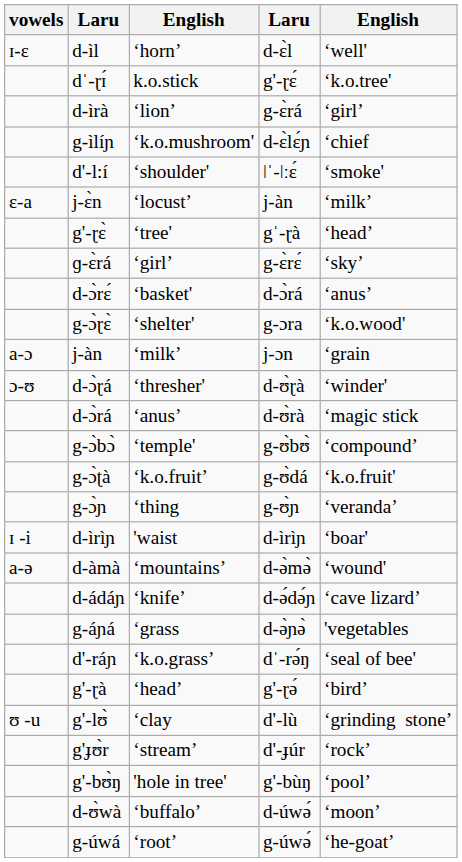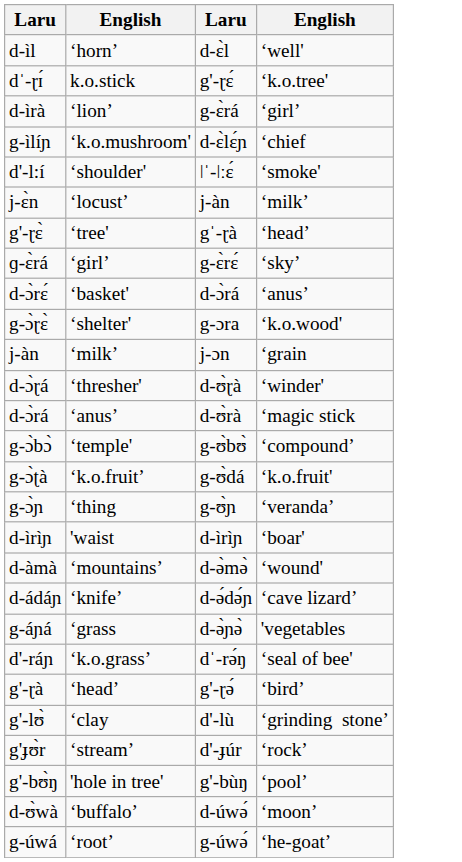- column: (36, 19)
